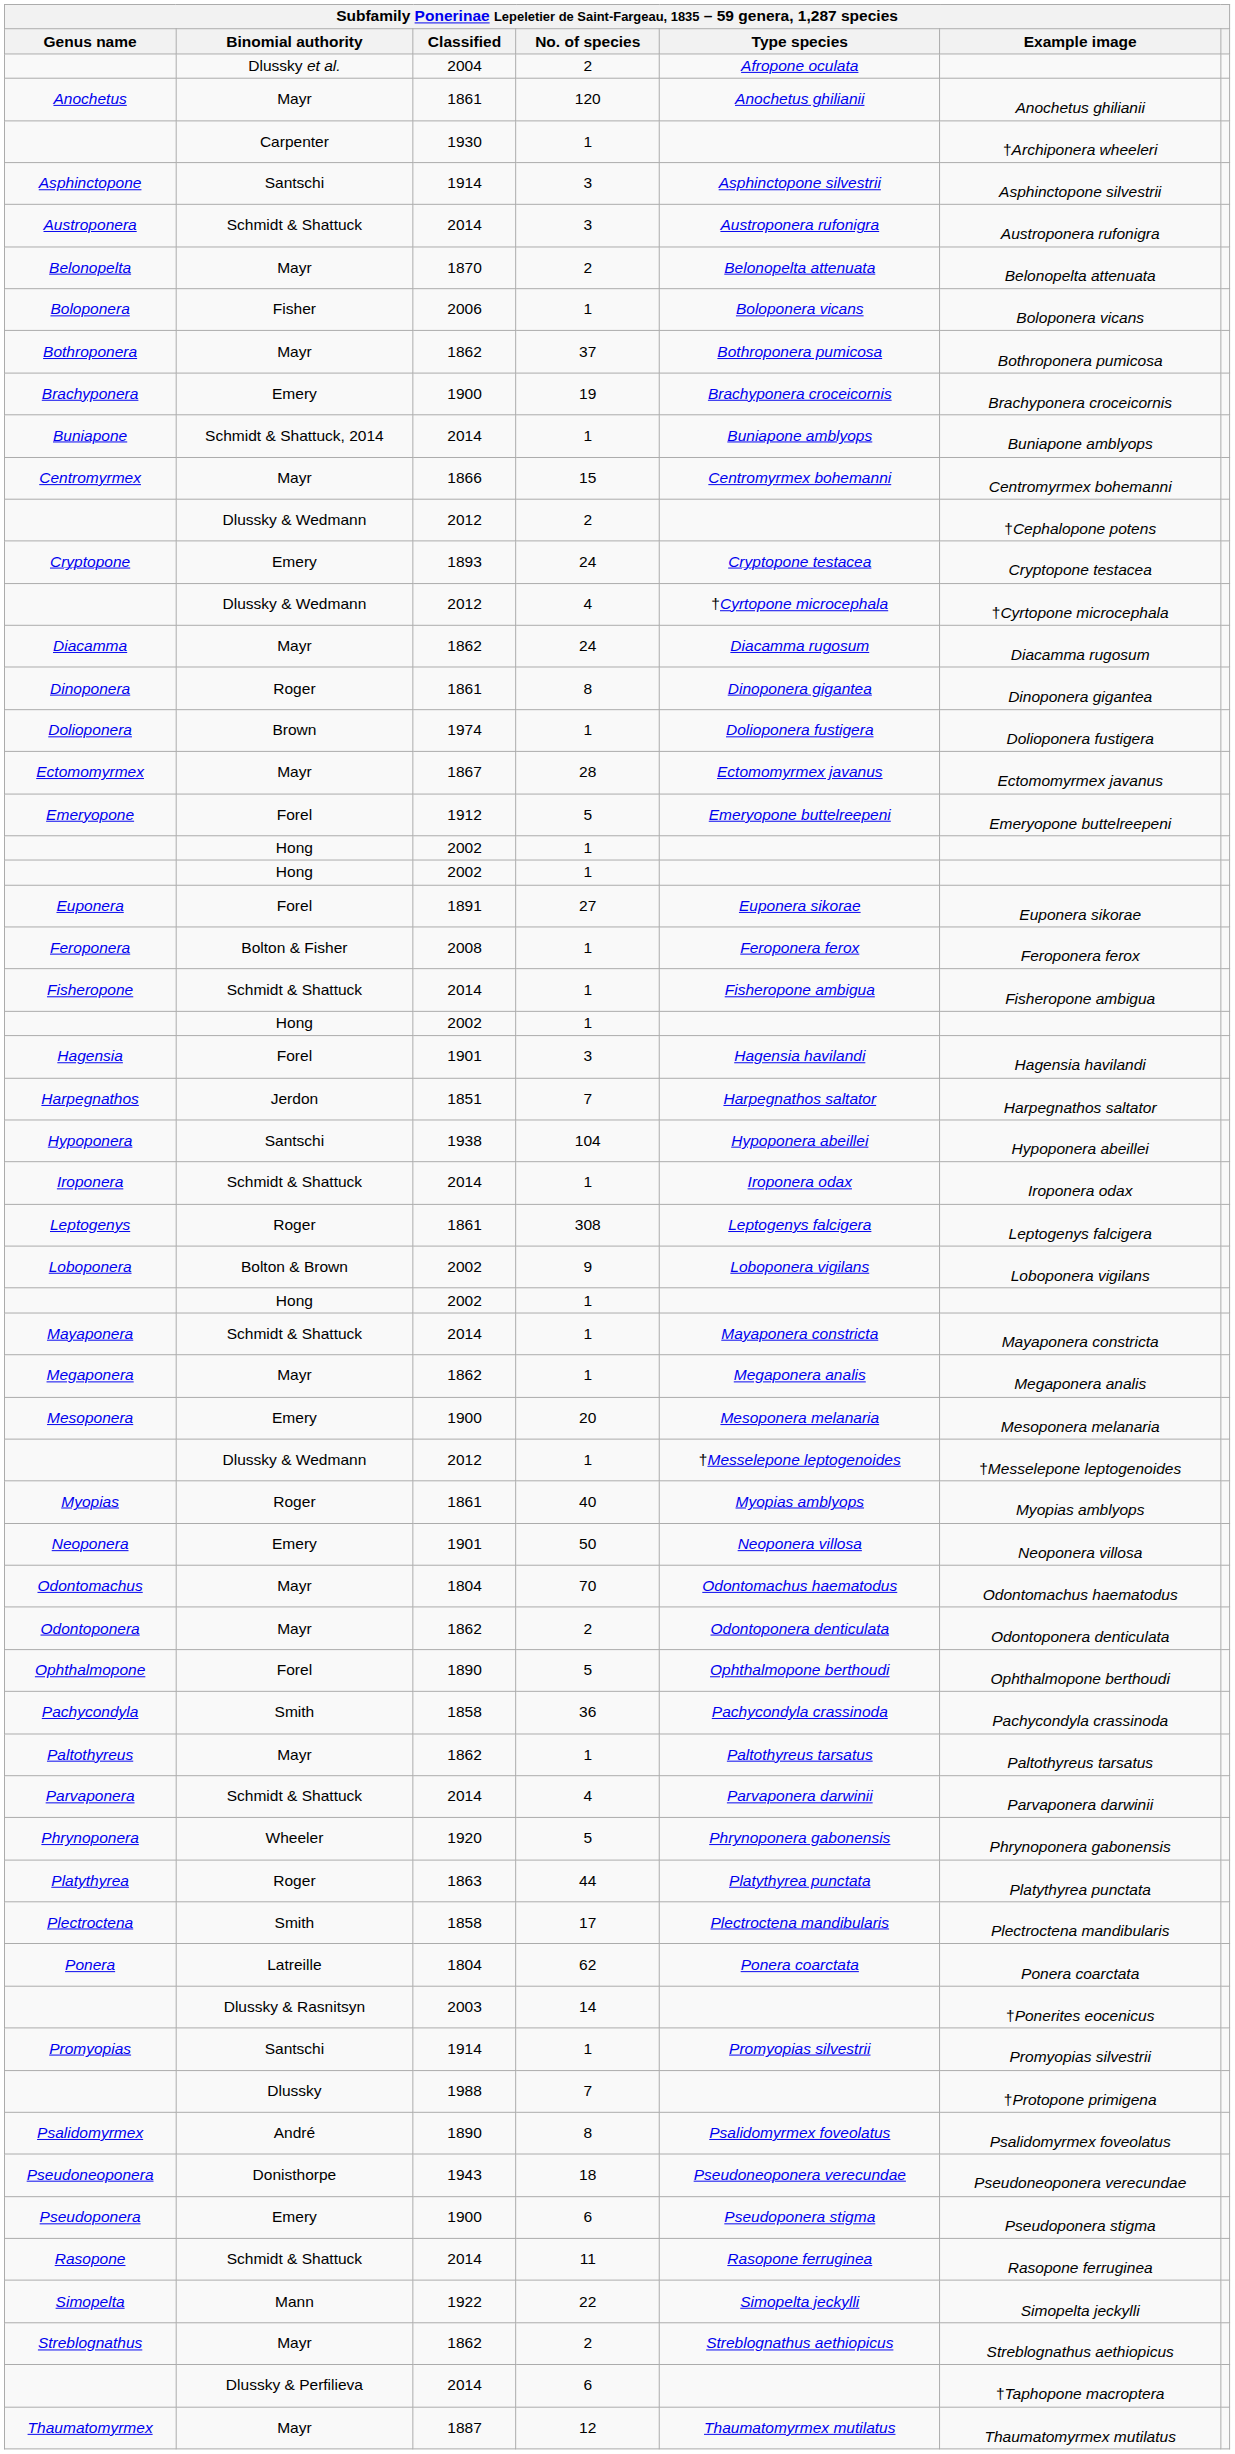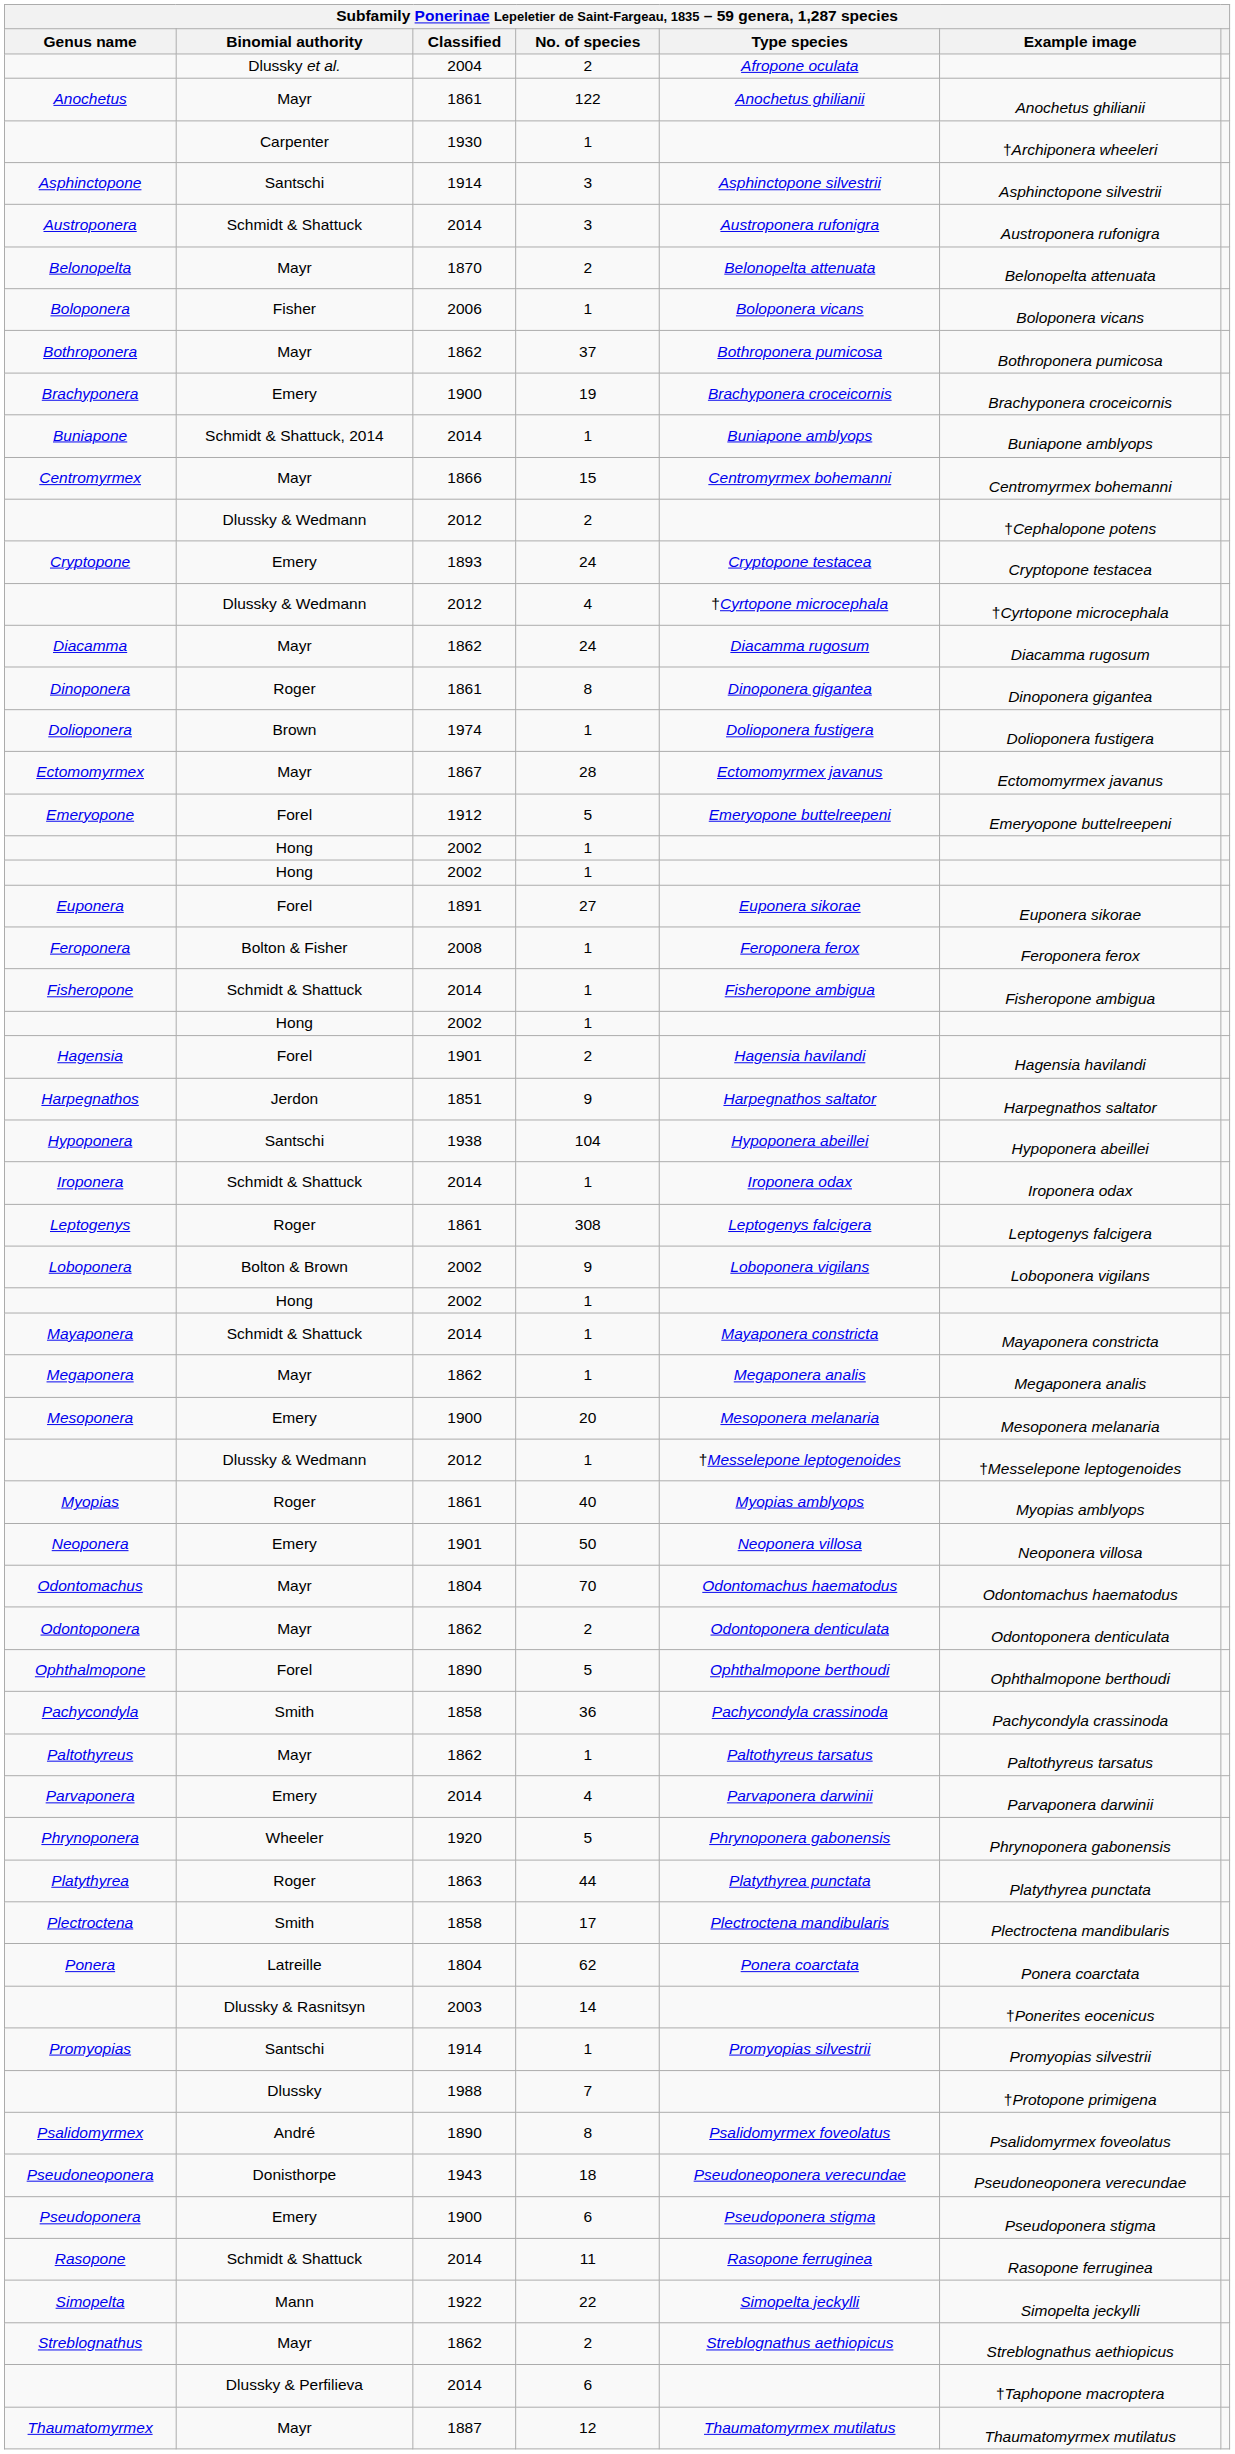(588, 99) 120 -> (588, 99) 122
(588, 1056) 3 -> (588, 1056) 2
(588, 1098) 7 -> (588, 1098) 9
(294, 1796) Schmidt & Shattuck -> (294, 1796) Emery
